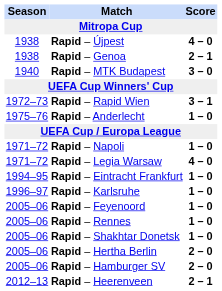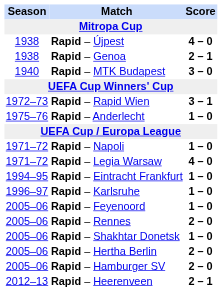(201, 221) 1 – 0 -> (201, 221) 2 – 0
